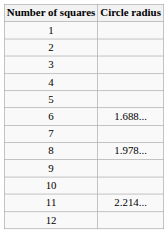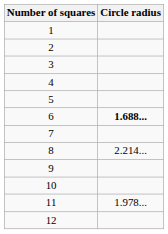(131, 116) normal -> (131, 116) bold
(131, 151) 1.978... -> (131, 151) 2.214...
(131, 202) 2.214... -> (131, 202) 1.978...
